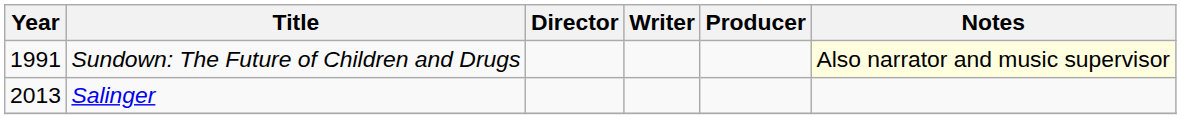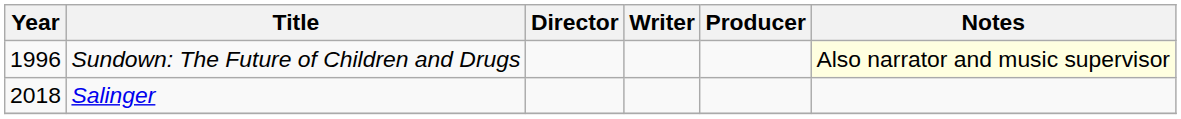(35, 58) 1991 -> (35, 58) 1996
(35, 95) 2013 -> (35, 95) 2018
